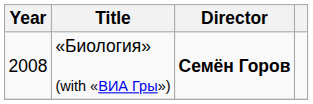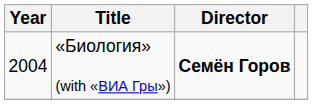(28, 65) 2008 -> (28, 65) 2004
